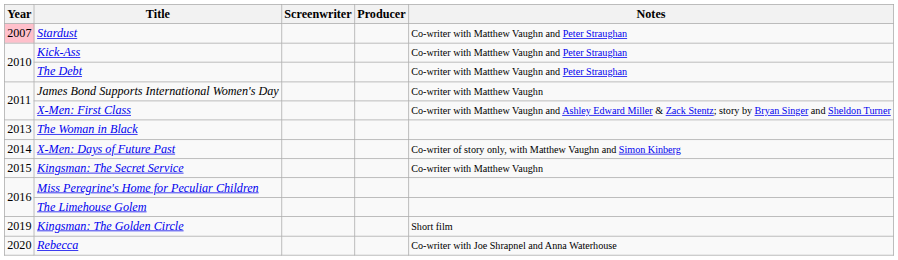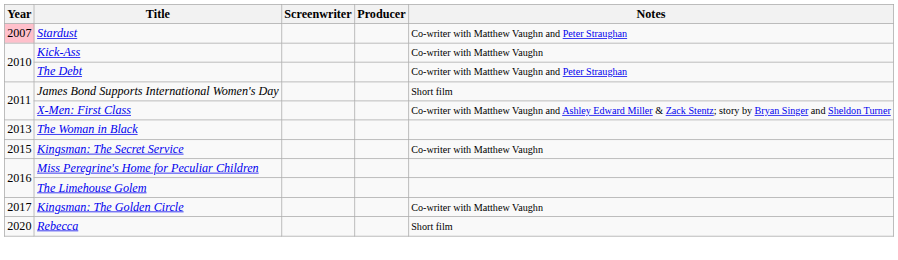(519, 53) Co-writer with Matthew Vaughn and Peter Straughan -> (477, 53) Co-writer with Matthew Vaughn
(477, 92) Co-writer with Matthew Vaughn -> (432, 92) Short film
- row: (106, 149)
(19, 226) 2019 -> (19, 206) 2017
(432, 227) Short film -> (477, 207) Co-writer with Matthew Vaughn
(514, 246) Co-writer with Joe Shrapnel and Anna Waterhouse -> (432, 227) Short film
